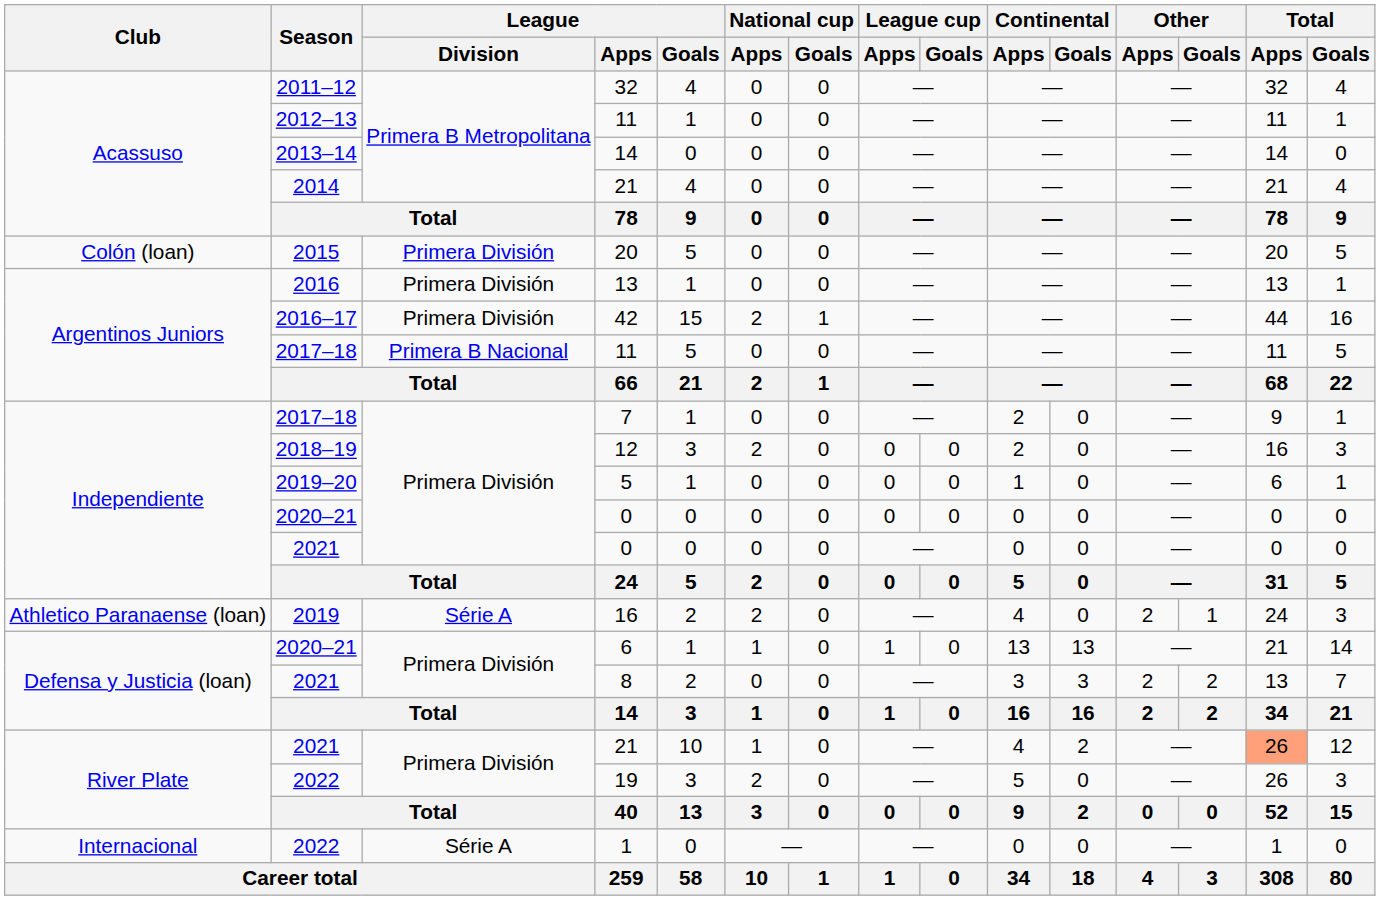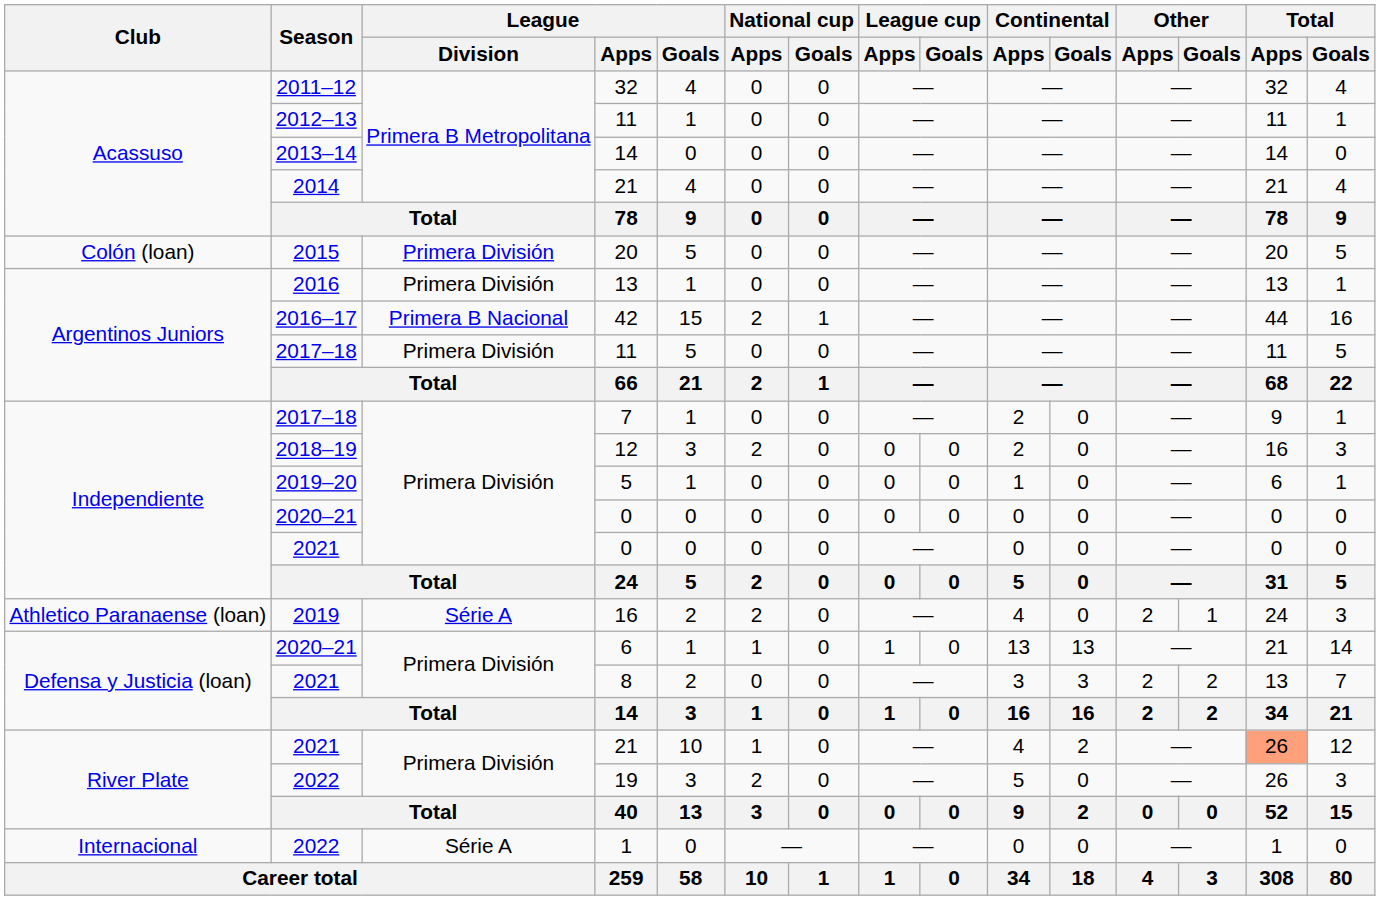(478, 317) Primera División -> (478, 317) Primera B Nacional
(478, 350) Primera B Nacional -> (478, 350) Primera División
